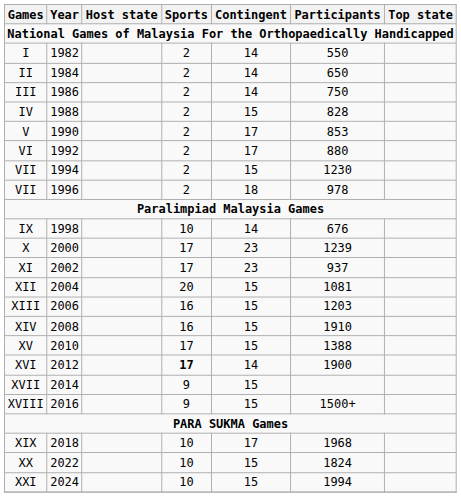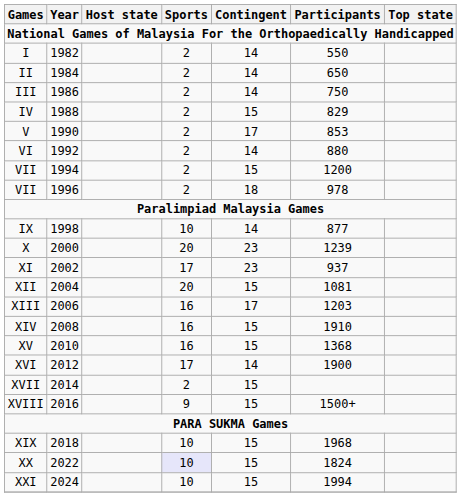(338, 112) 828 -> (338, 112) 829
(251, 151) 17 -> (251, 151) 14
(338, 170) 1230 -> (338, 170) 1200
(338, 229) 676 -> (338, 229) 877
(186, 248) 17 -> (186, 248) 20
(251, 307) 15 -> (251, 307) 17
(186, 346) 17 -> (186, 346) 16
(338, 346) 1388 -> (338, 346) 1368
(186, 365) bold -> (186, 365) normal
(186, 385) 9 -> (186, 385) 2
(251, 443) 17 -> (251, 443) 15
(186, 463) no background -> (186, 463) lavender background
